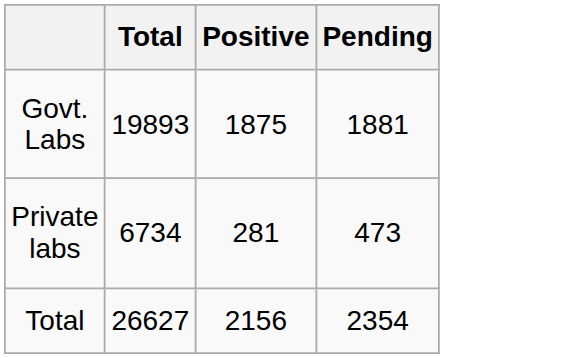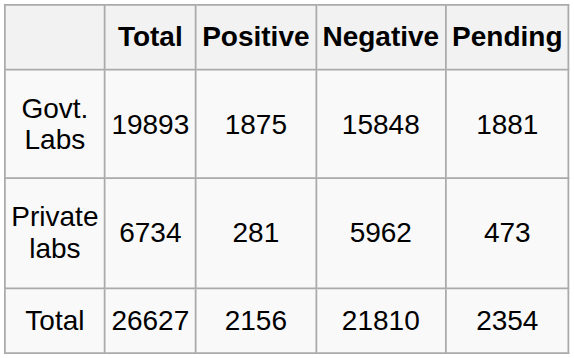+ column: (381, 36)
